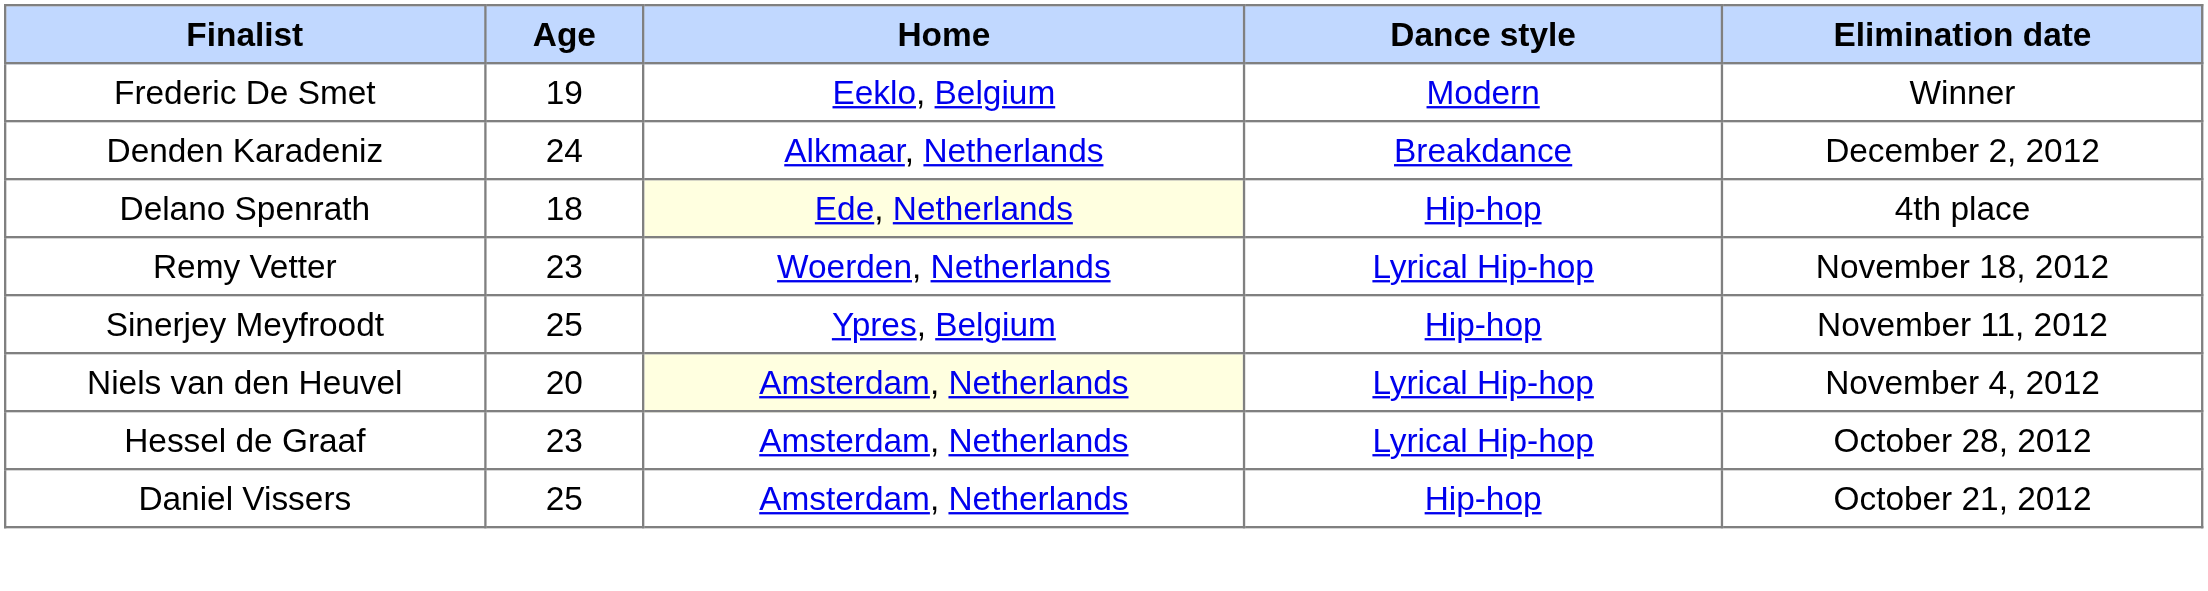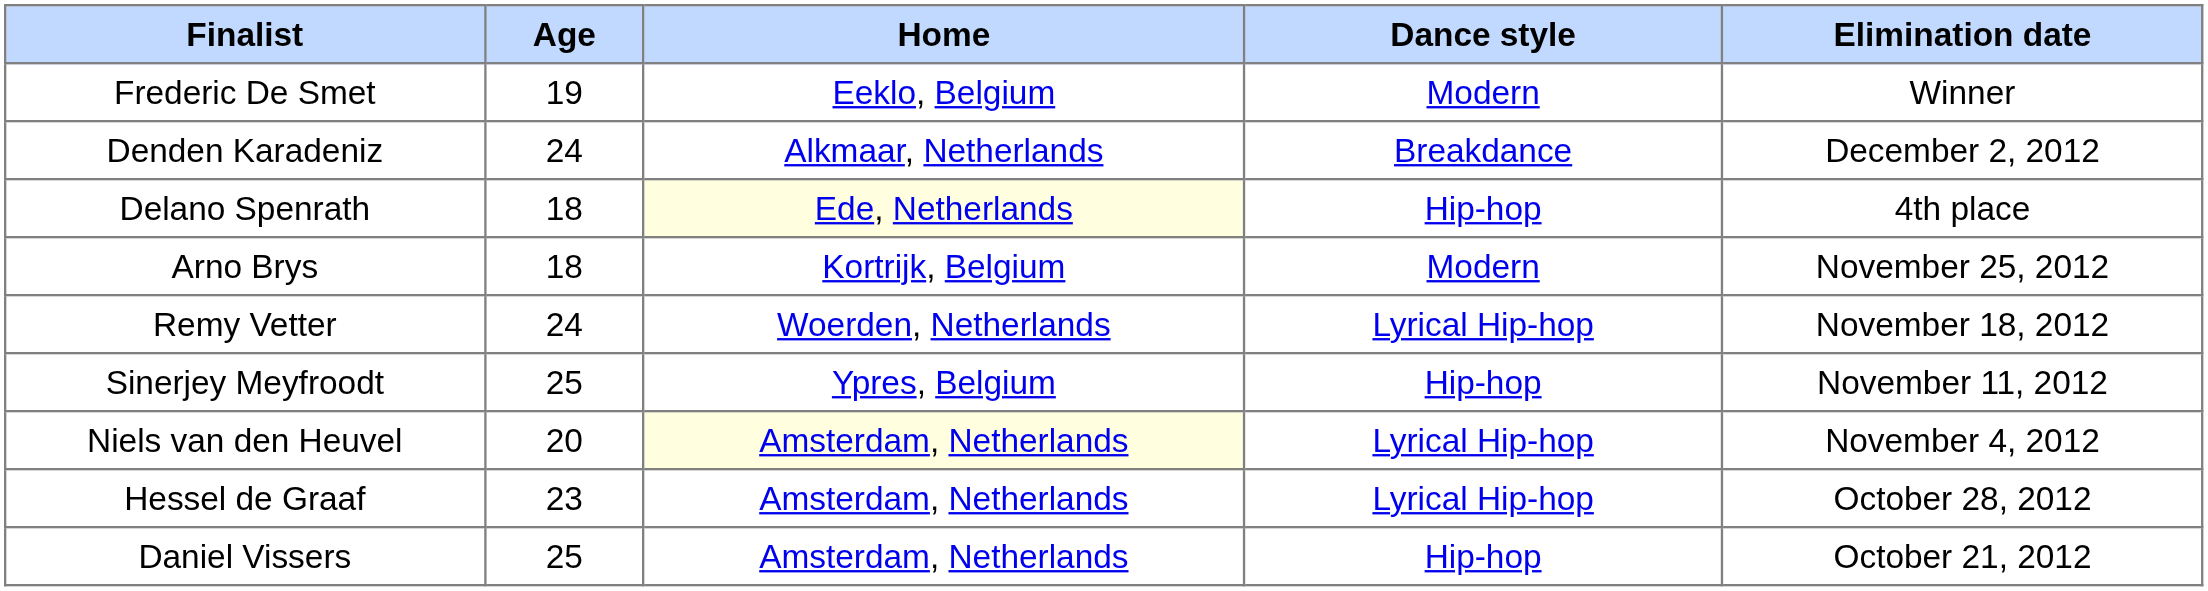+ row: (245, 266)
(564, 266) 23 -> (564, 324) 24
